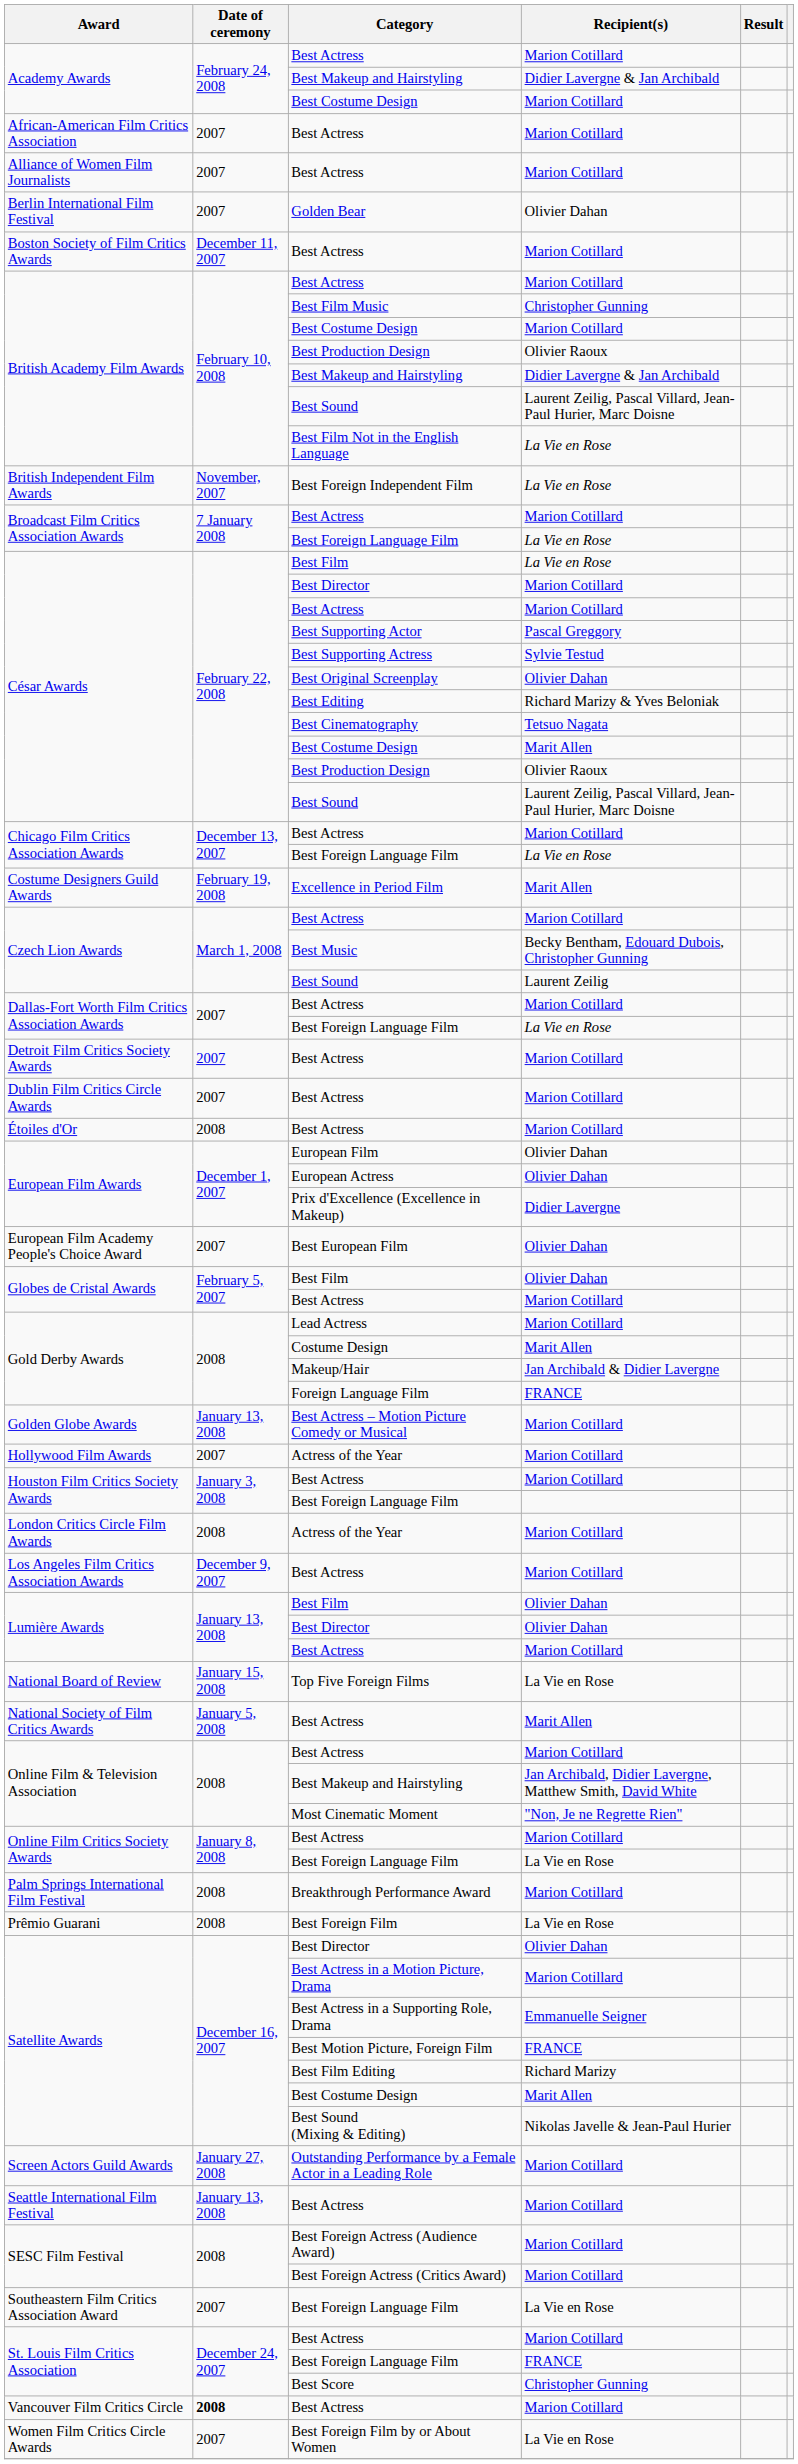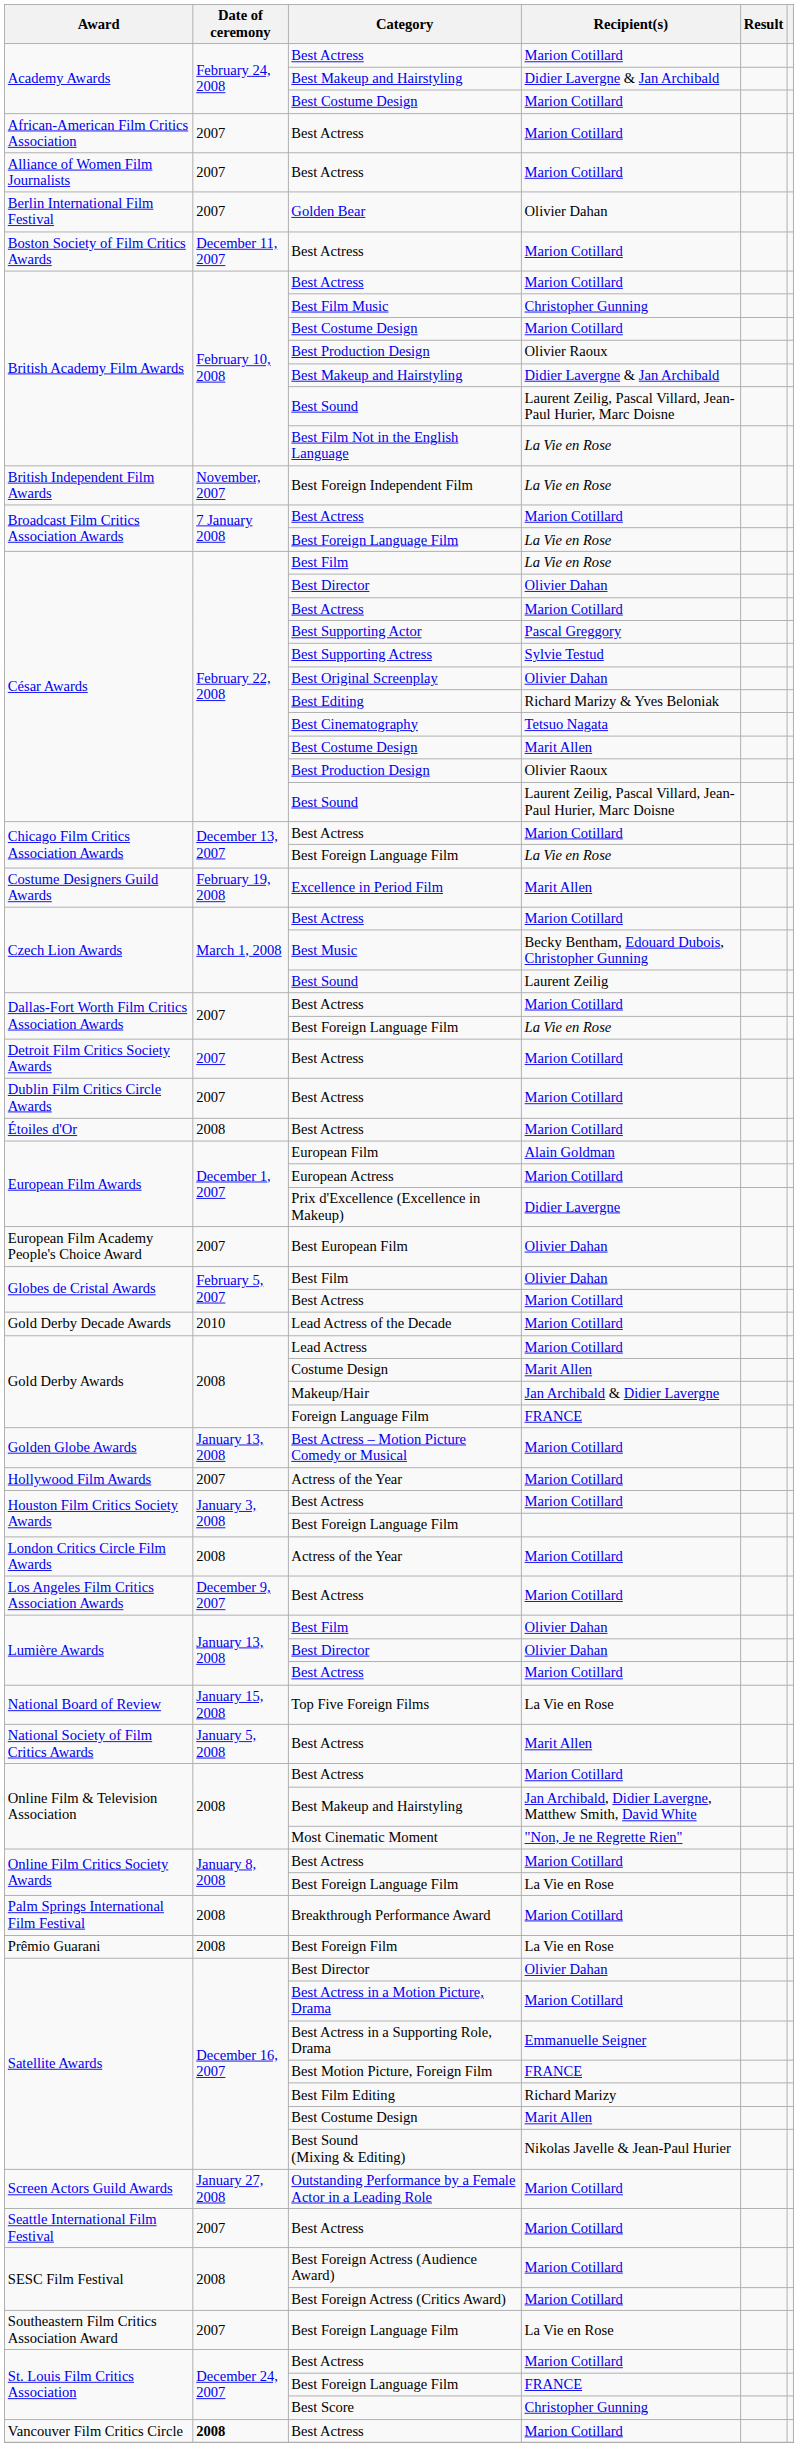(574, 585) Marion Cotillard -> (566, 585) Olivier Dahan
(566, 1152) Olivier Dahan -> (570, 1152) Alain Goldman
(566, 1175) Olivier Dahan -> (574, 1175) Marion Cotillard
+ row: (89, 1323)
(230, 2205) January 13, 2008 -> (211, 2228) 2007
- row: (87, 2438)
